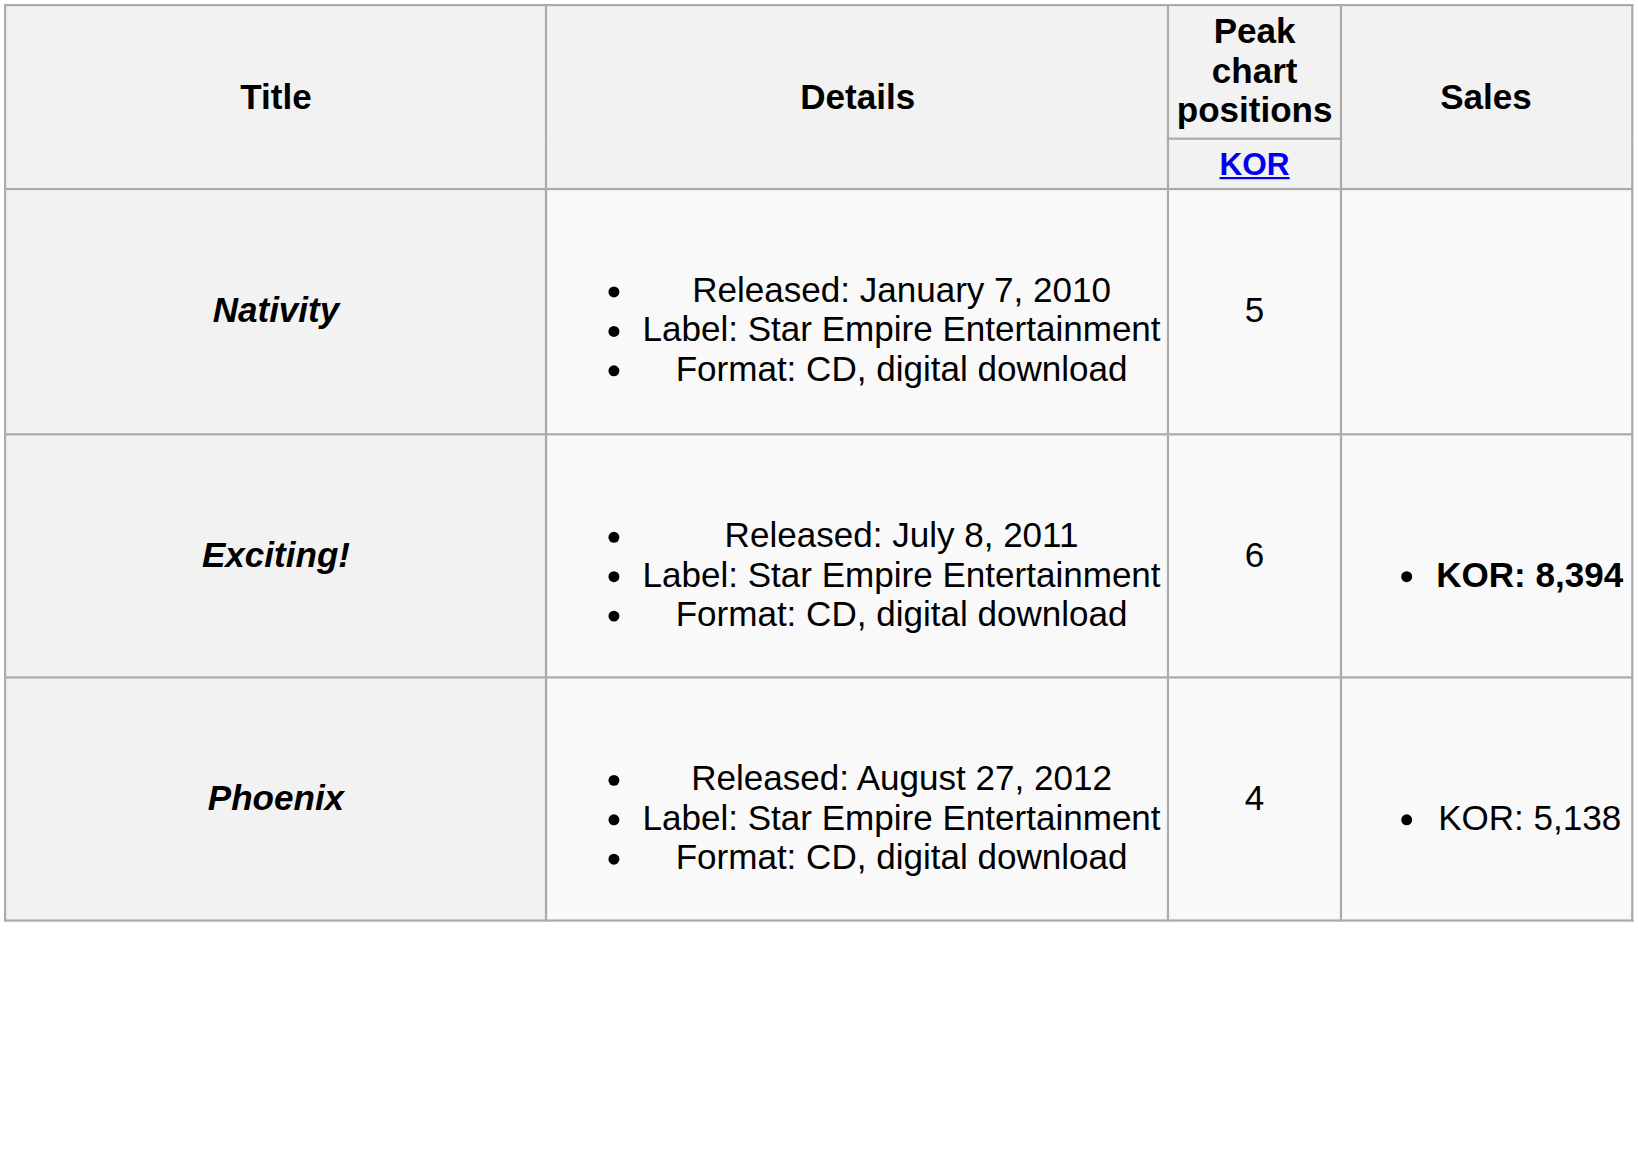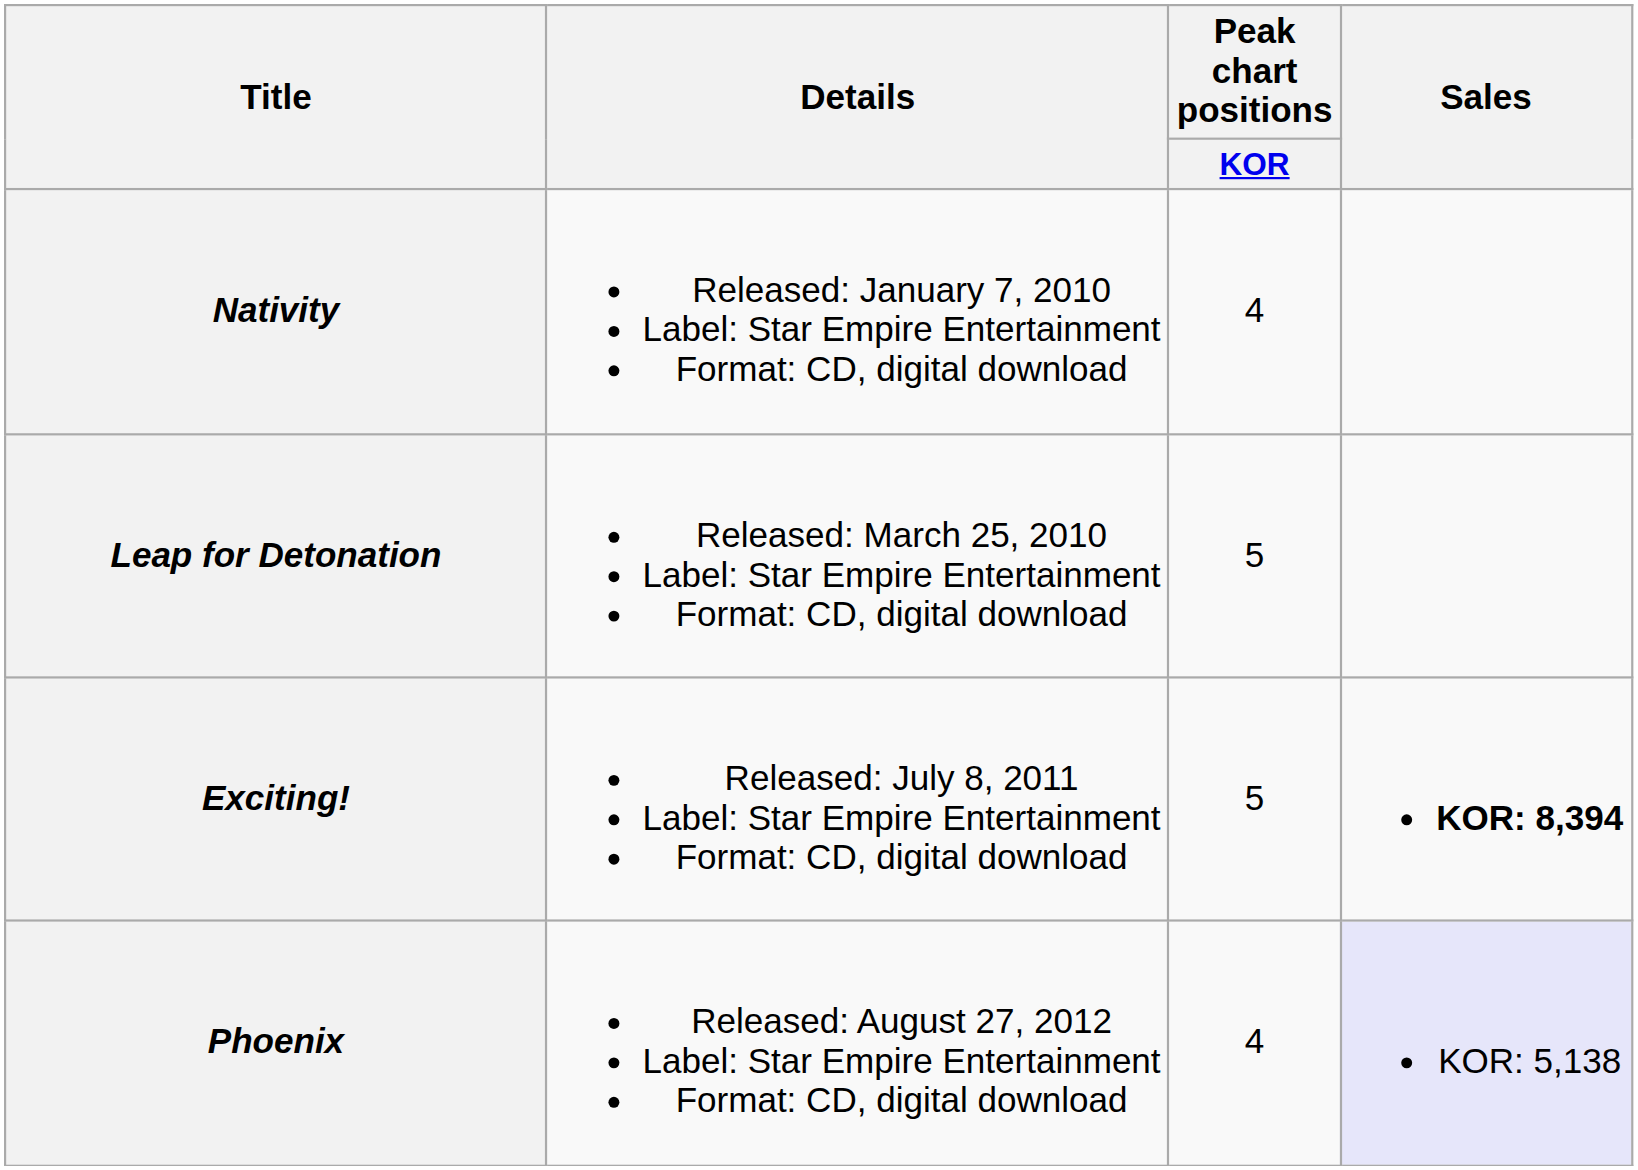(1255, 310) 5 -> (1255, 310) 4
+ row: (276, 554)
(1255, 554) 6 -> (1255, 798) 5
(1486, 819) no background -> (1486, 1063) lavender background
